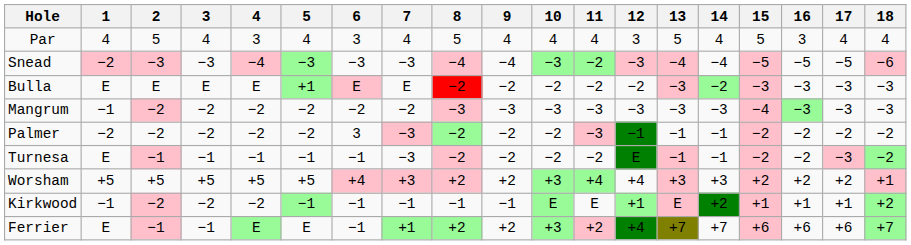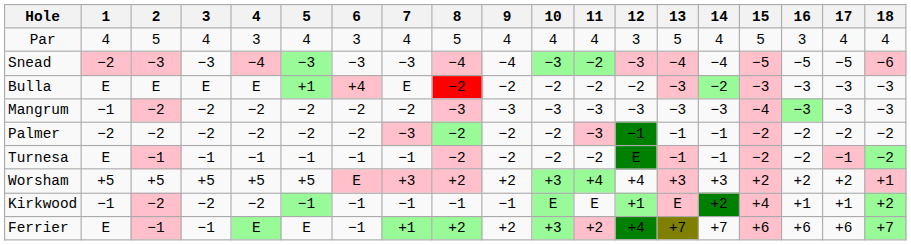(357, 87) E -> (357, 87) +4
(357, 134) 3 -> (357, 134) −2
(407, 157) −3 -> (407, 157) −1
(844, 157) −3 -> (844, 157) −1
(357, 181) +4 -> (357, 181) E
(761, 204) +1 -> (761, 204) +4
